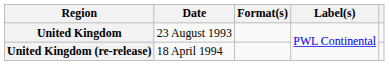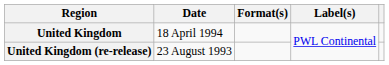(194, 32) 23 August 1993 -> (190, 32) 18 April 1994
(190, 51) 18 April 1994 -> (194, 51) 23 August 1993
